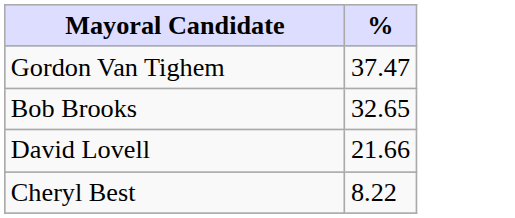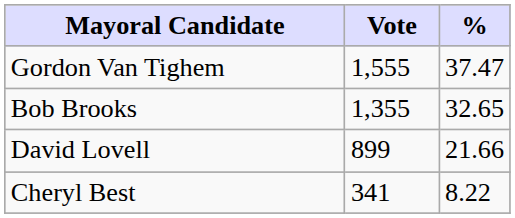+ column: (392, 25)
